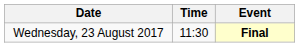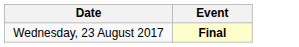- column: (194, 13)
